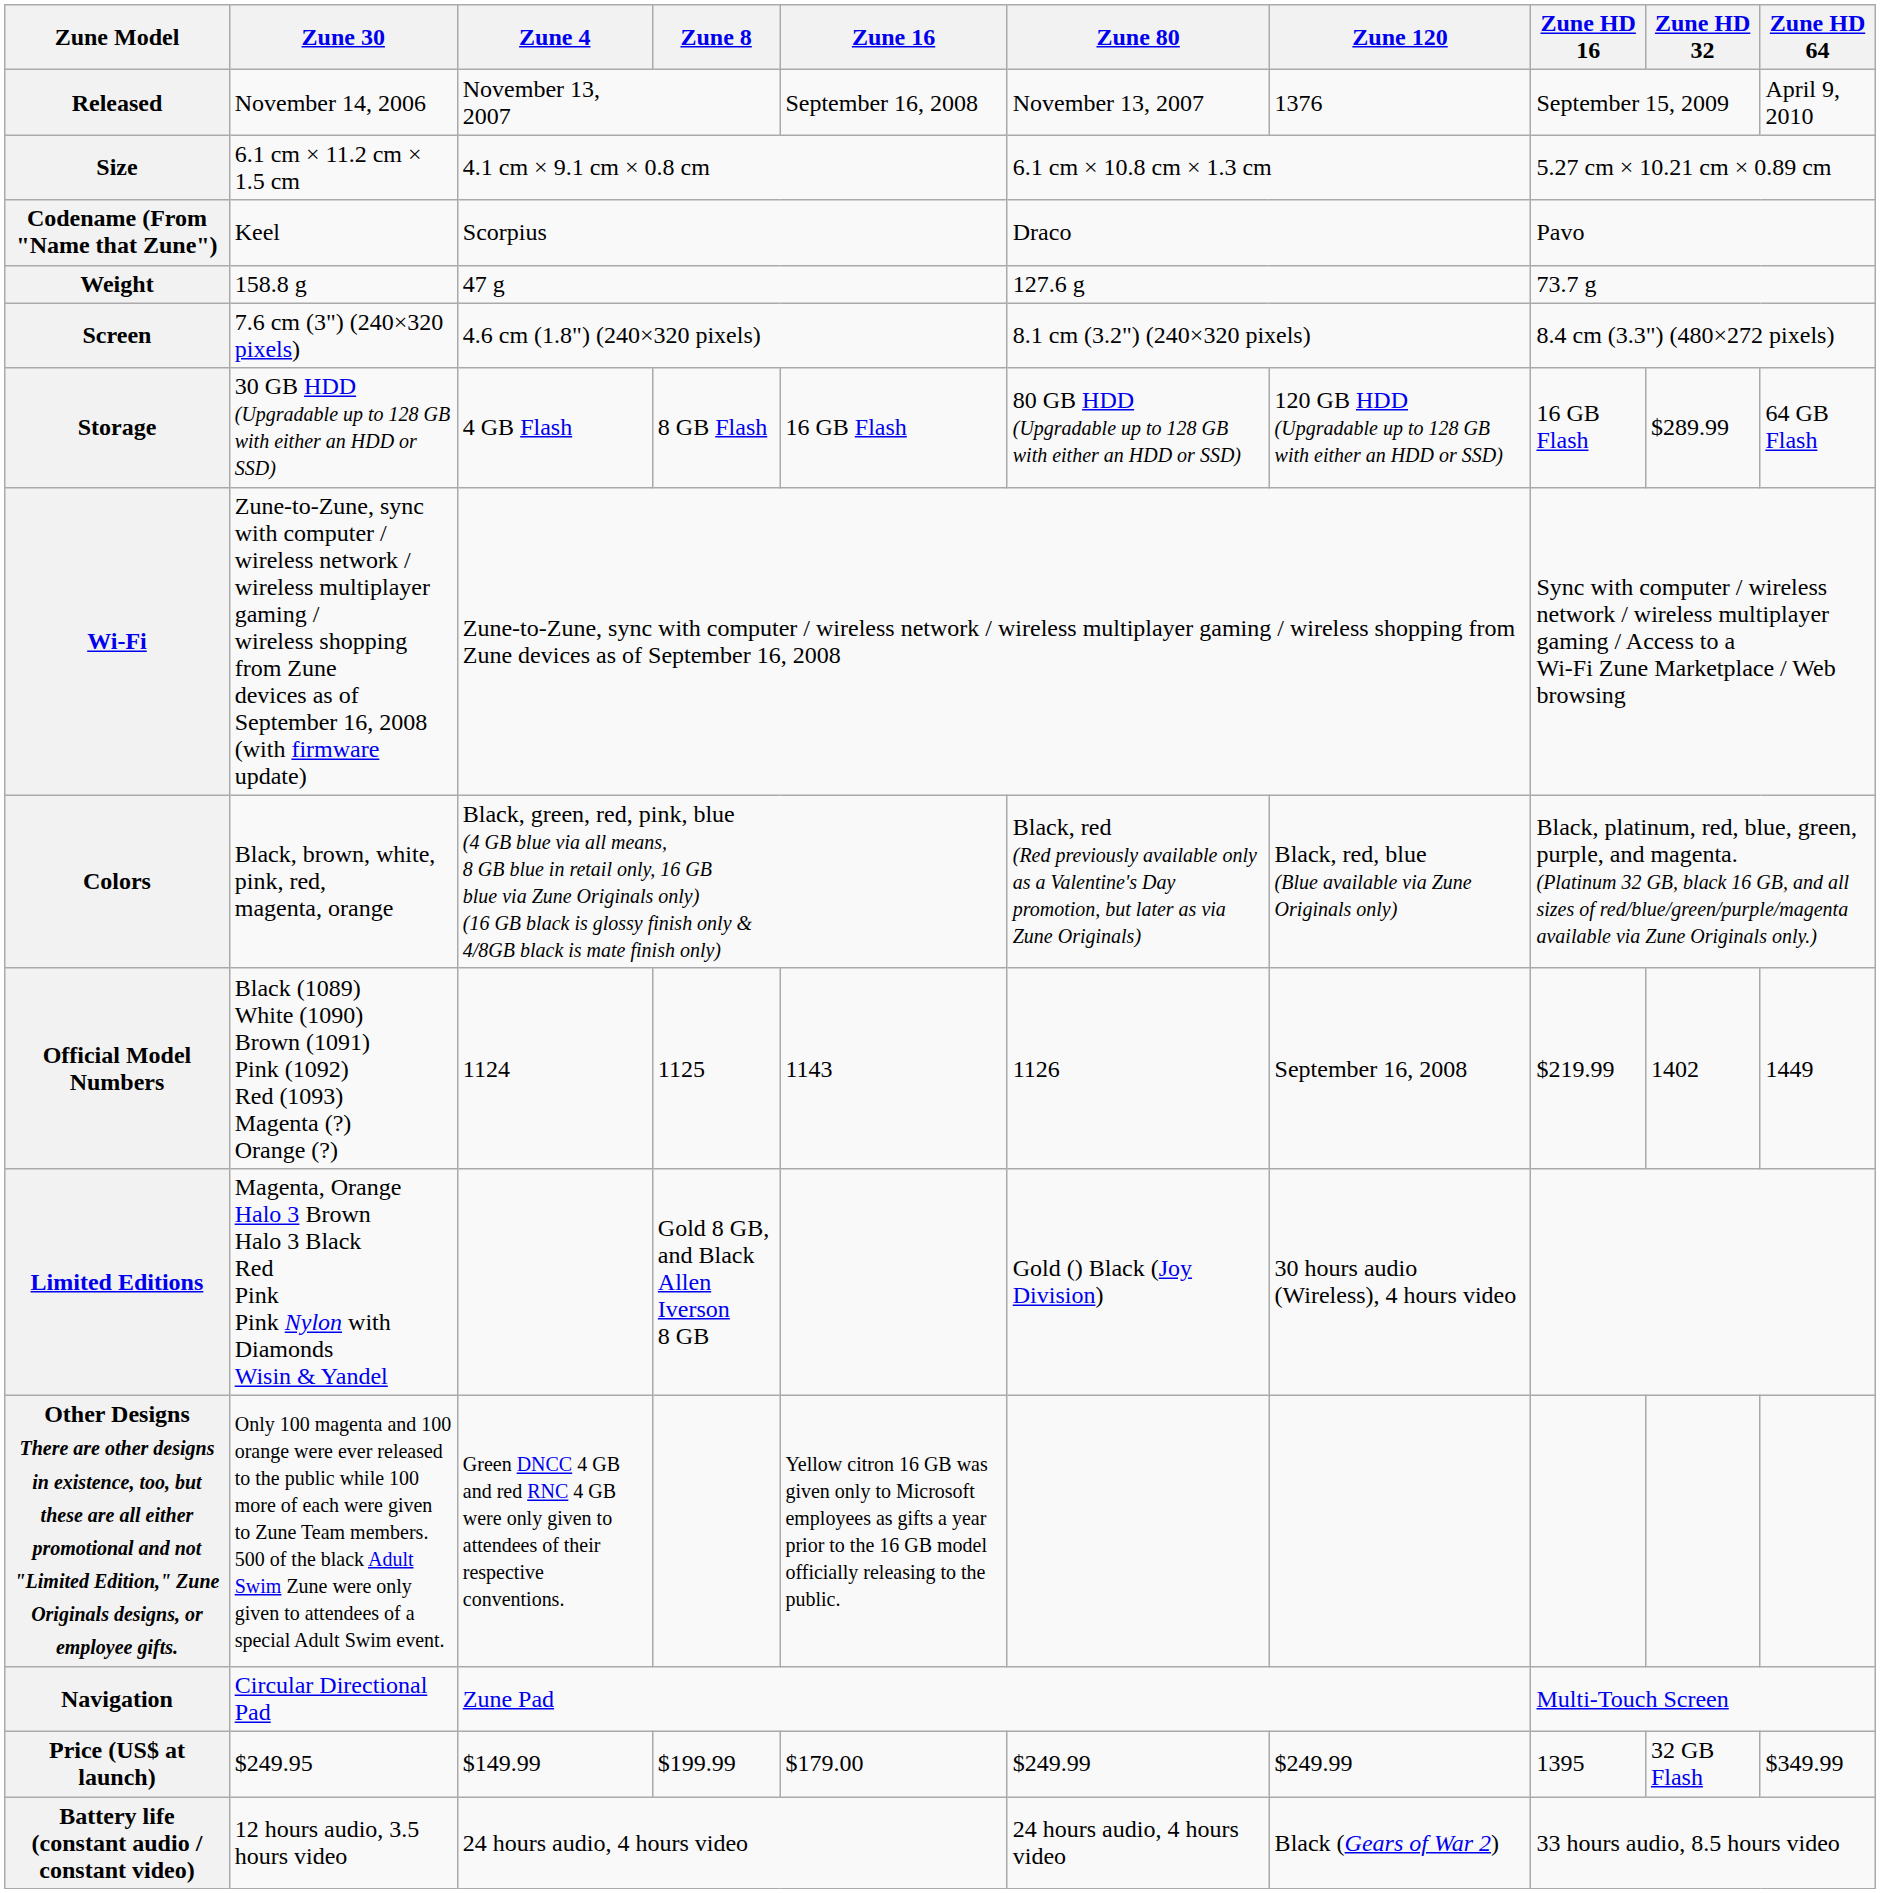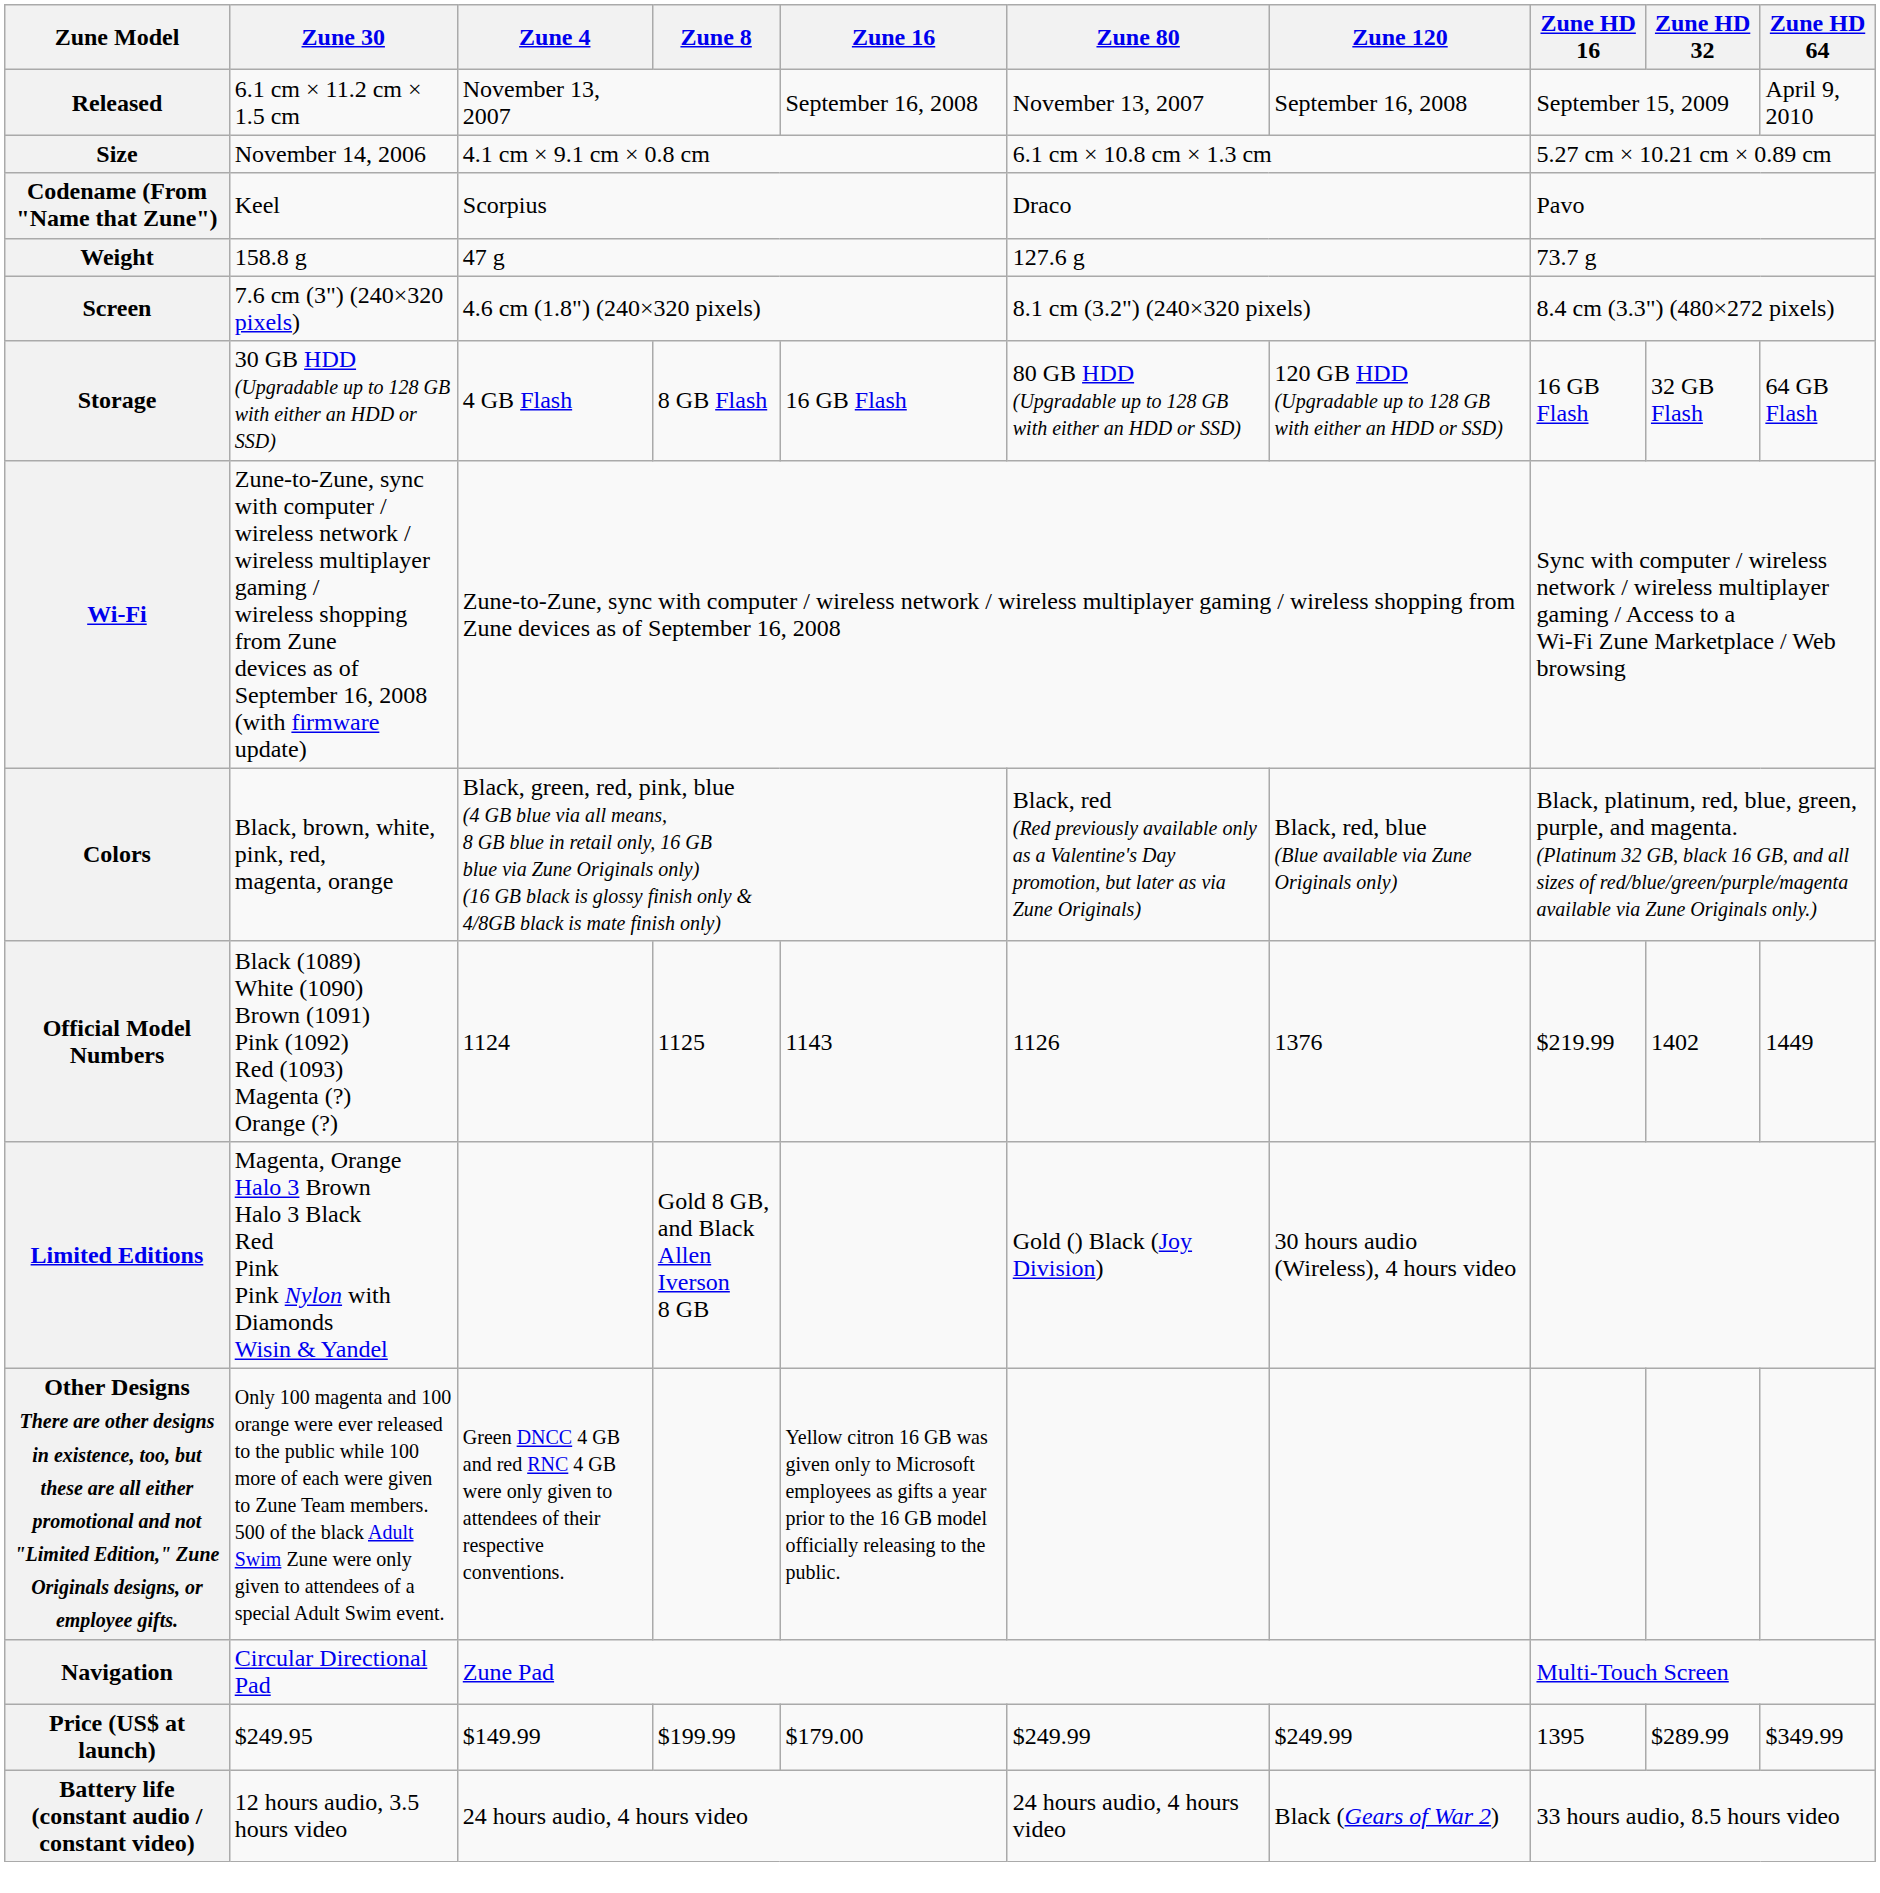(330, 102) November 14, 2006 -> (328, 102) 6.1 cm × 11.2 cm × 1.5 cm
(1299, 102) 1376 -> (1371, 102) September 16, 2008
(328, 167) 6.1 cm × 11.2 cm × 1.5 cm -> (330, 153) November 14, 2006
(1690, 427) $289.99 -> (1683, 400) 32 GB Flash
(1371, 1068) September 16, 2008 -> (1299, 1041) 1376
(1683, 1763) 32 GB Flash -> (1690, 1736) $289.99
